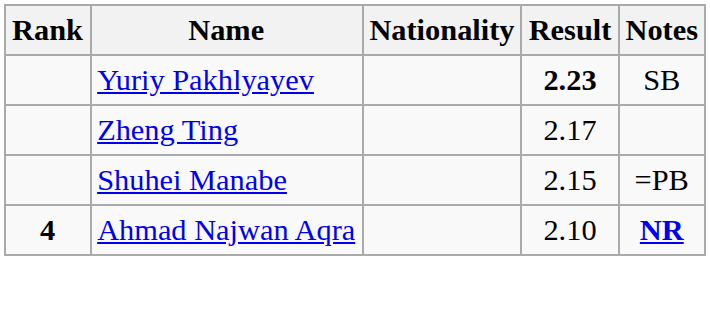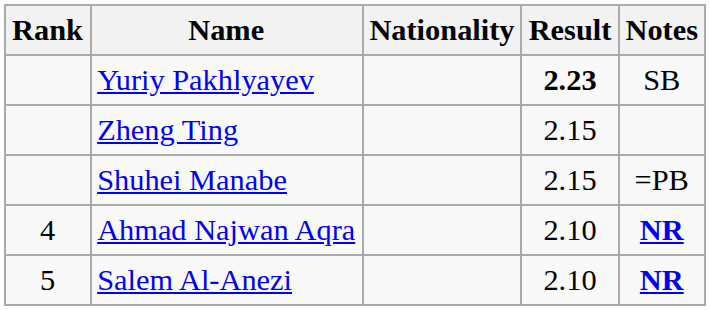(570, 130) 2.17 -> (570, 130) 2.15
(48, 230) bold -> (48, 230) normal
+ row: (195, 280)
